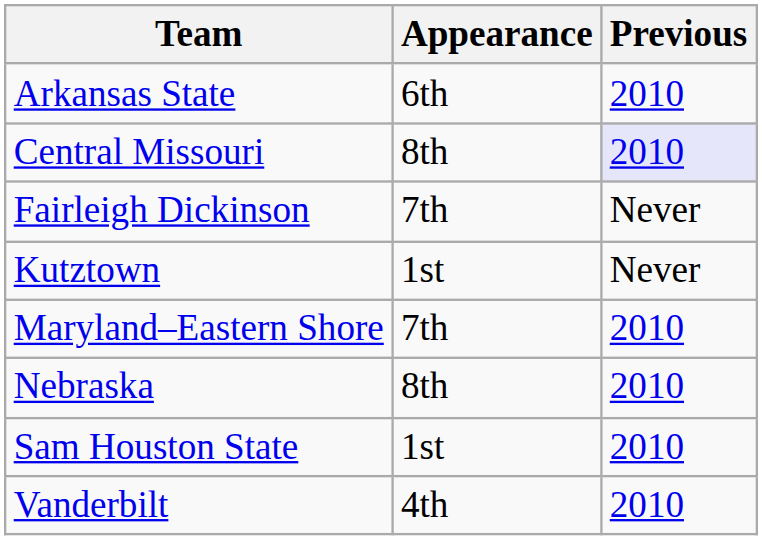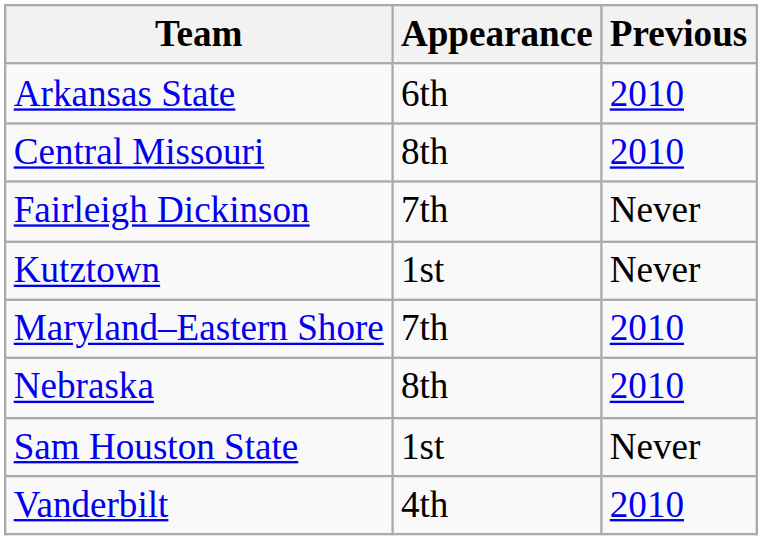(647, 151) lavender background -> (647, 151) no background
(647, 446) 2010 -> (655, 446) Never
